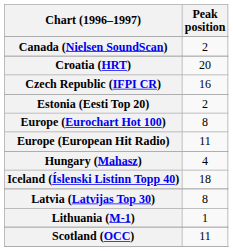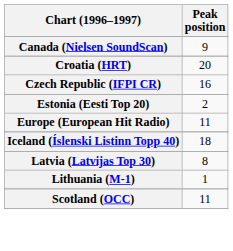(205, 46) 2 -> (205, 46) 9
- row: (93, 122)
- row: (93, 160)
